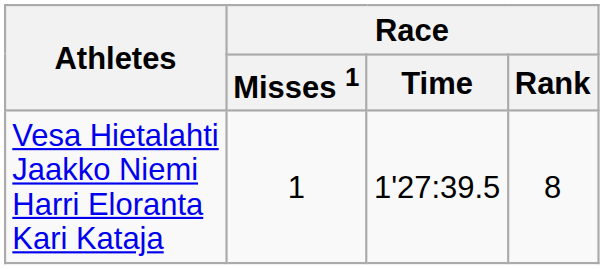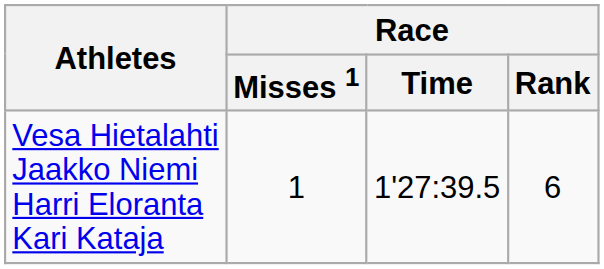(553, 188) 8 -> (553, 188) 6
